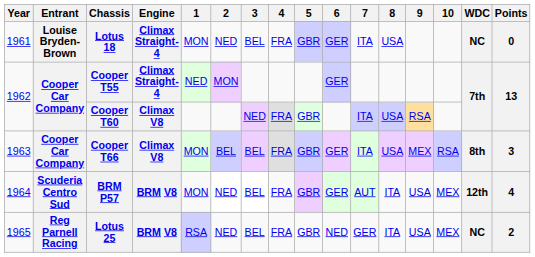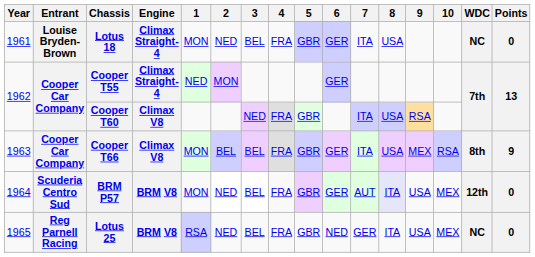(511, 152) 3 -> (511, 152) 9
(392, 192) no background -> (392, 192) lavender background
(511, 192) 4 -> (511, 192) 0
(511, 233) 2 -> (511, 233) 0
